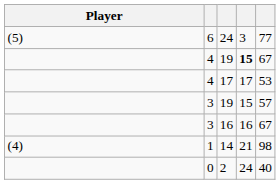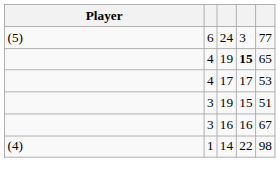(265, 59) 67 -> (265, 59) 65
(265, 103) 57 -> (265, 103) 51
(246, 146) 21 -> (246, 146) 22
- row: (210, 168)
